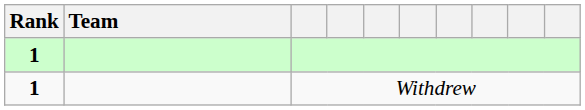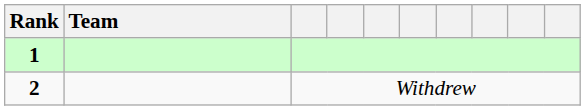(34, 88) 1 -> (34, 88) 2
